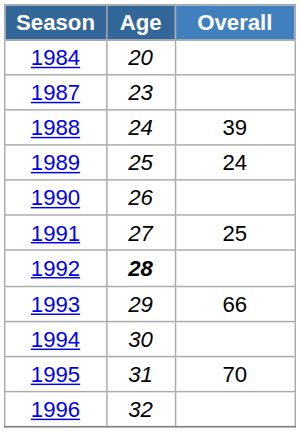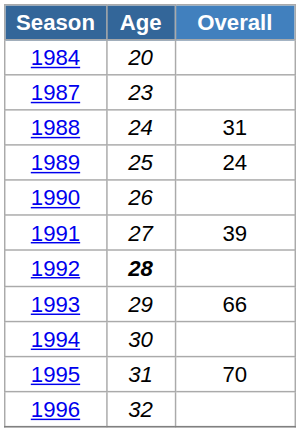(235, 128) 39 -> (235, 128) 31
(235, 233) 25 -> (235, 233) 39
